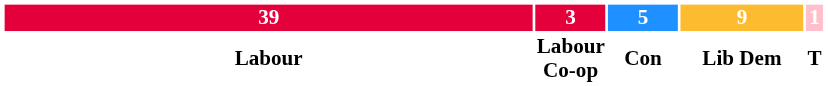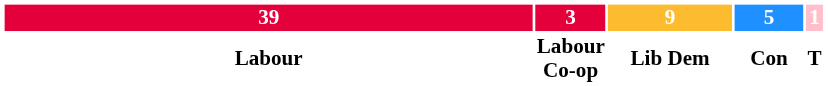columns swapped: (742, 17) <-> (643, 17)
